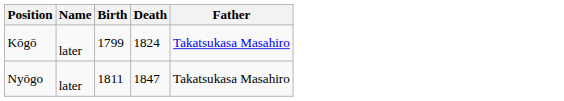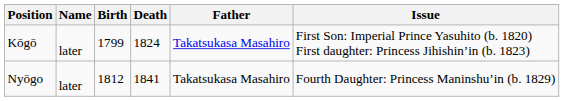+ column: (426, 14)
(110, 78) 1811 -> (111, 78) 1812
(147, 78) 1847 -> (147, 78) 1841
